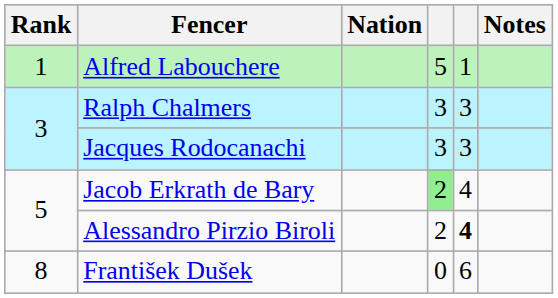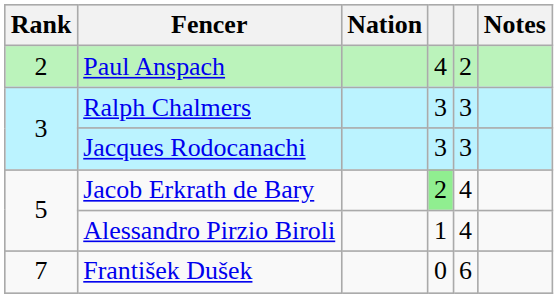- row: (181, 66)
+ row: (154, 66)
(441, 230) 2 -> (441, 230) 1
(465, 230) bold -> (465, 230) normal
(41, 271) 8 -> (41, 271) 7
